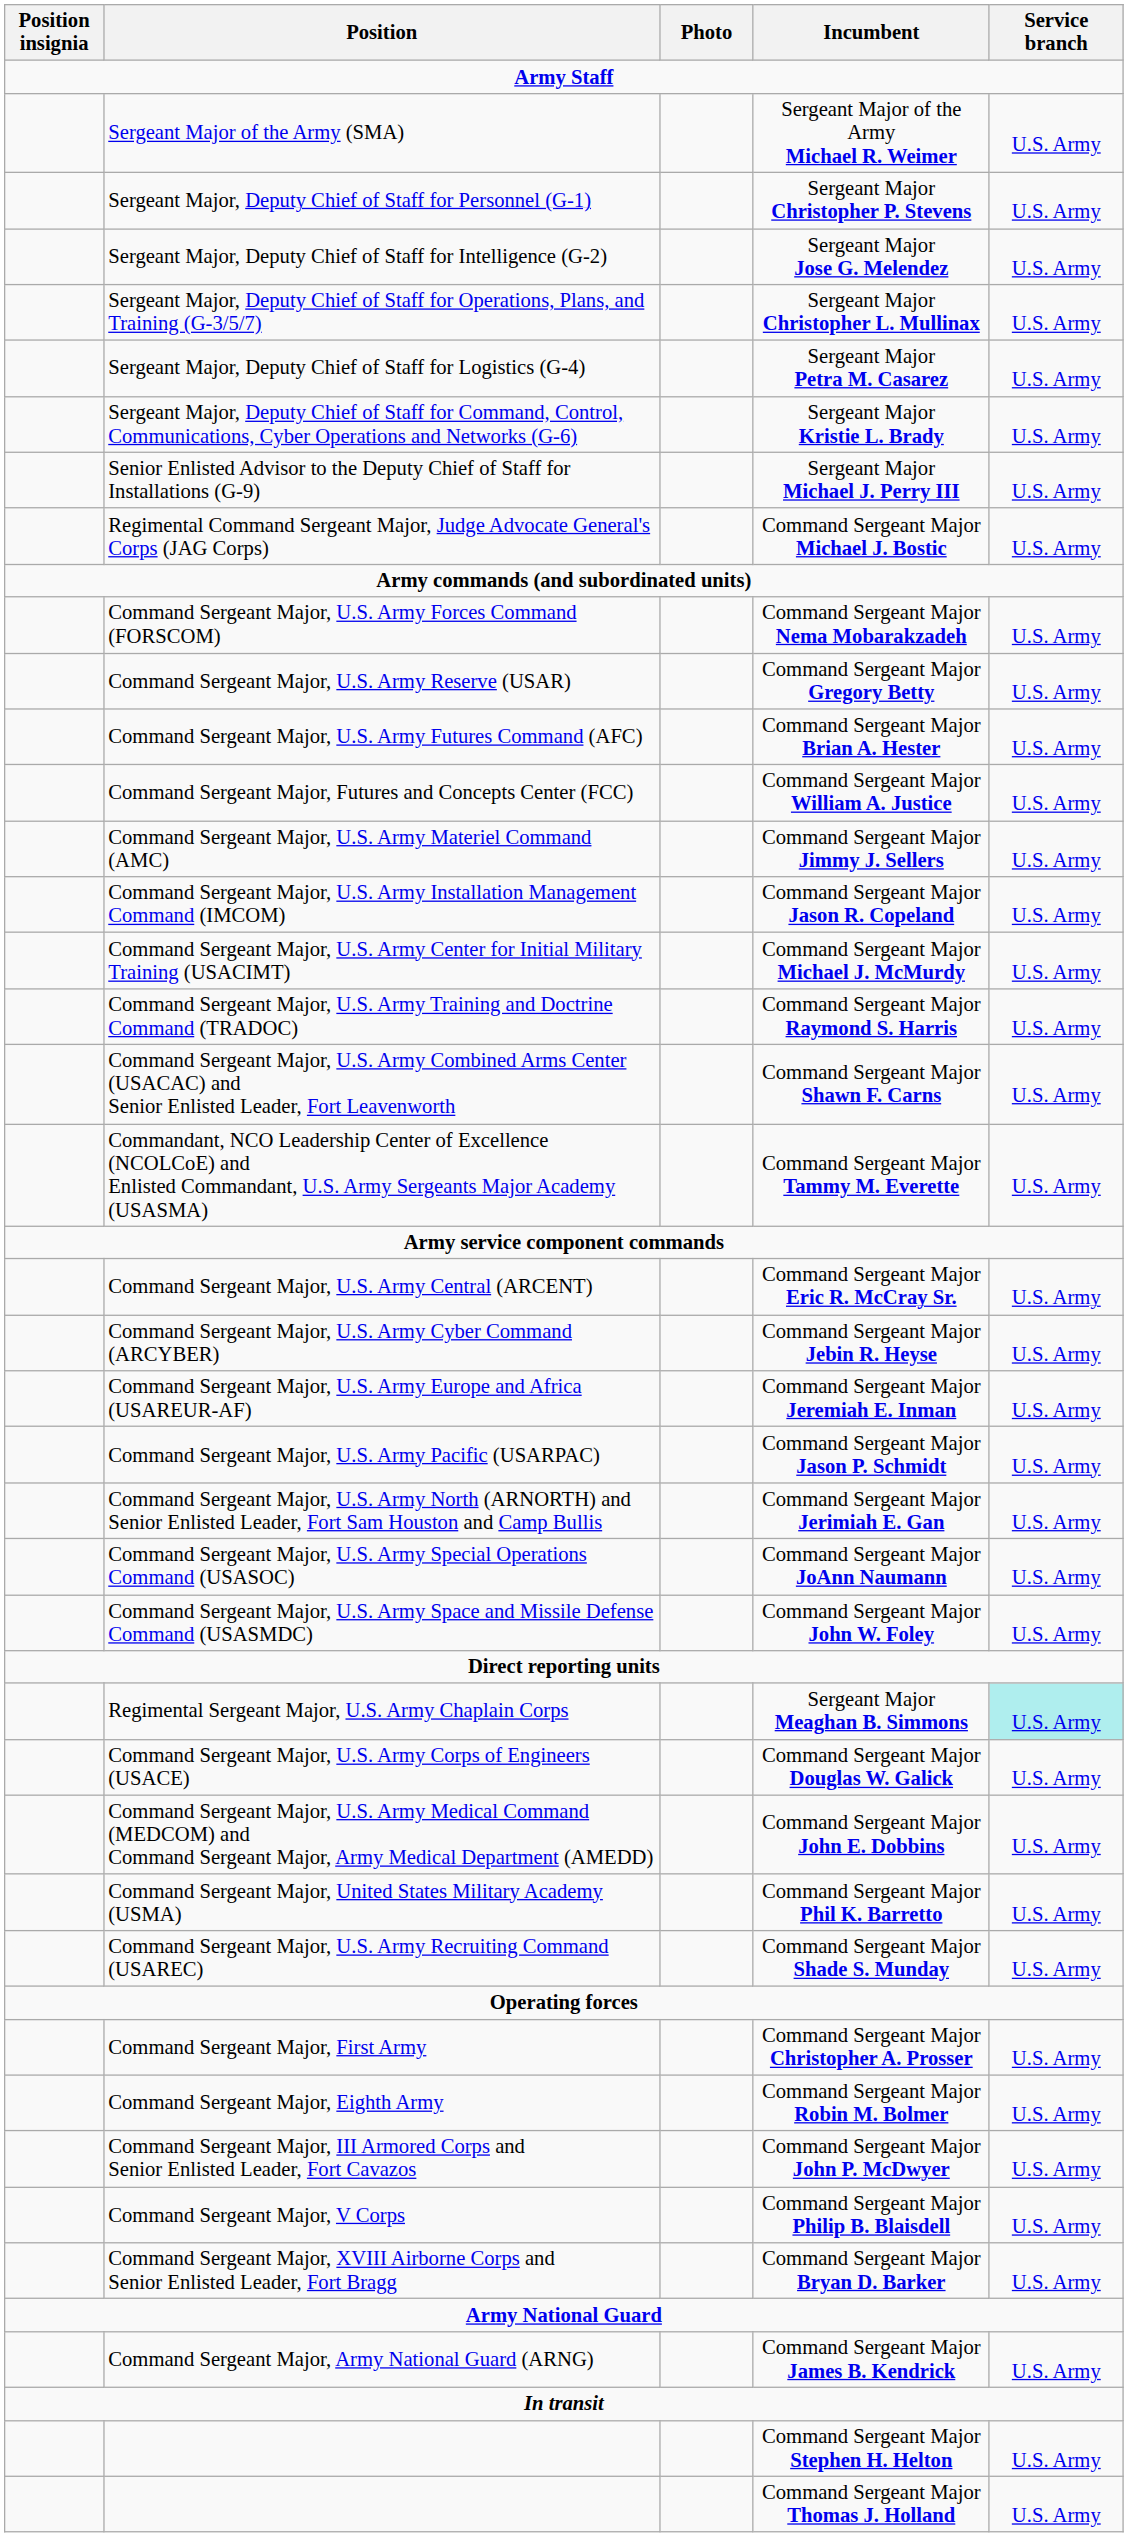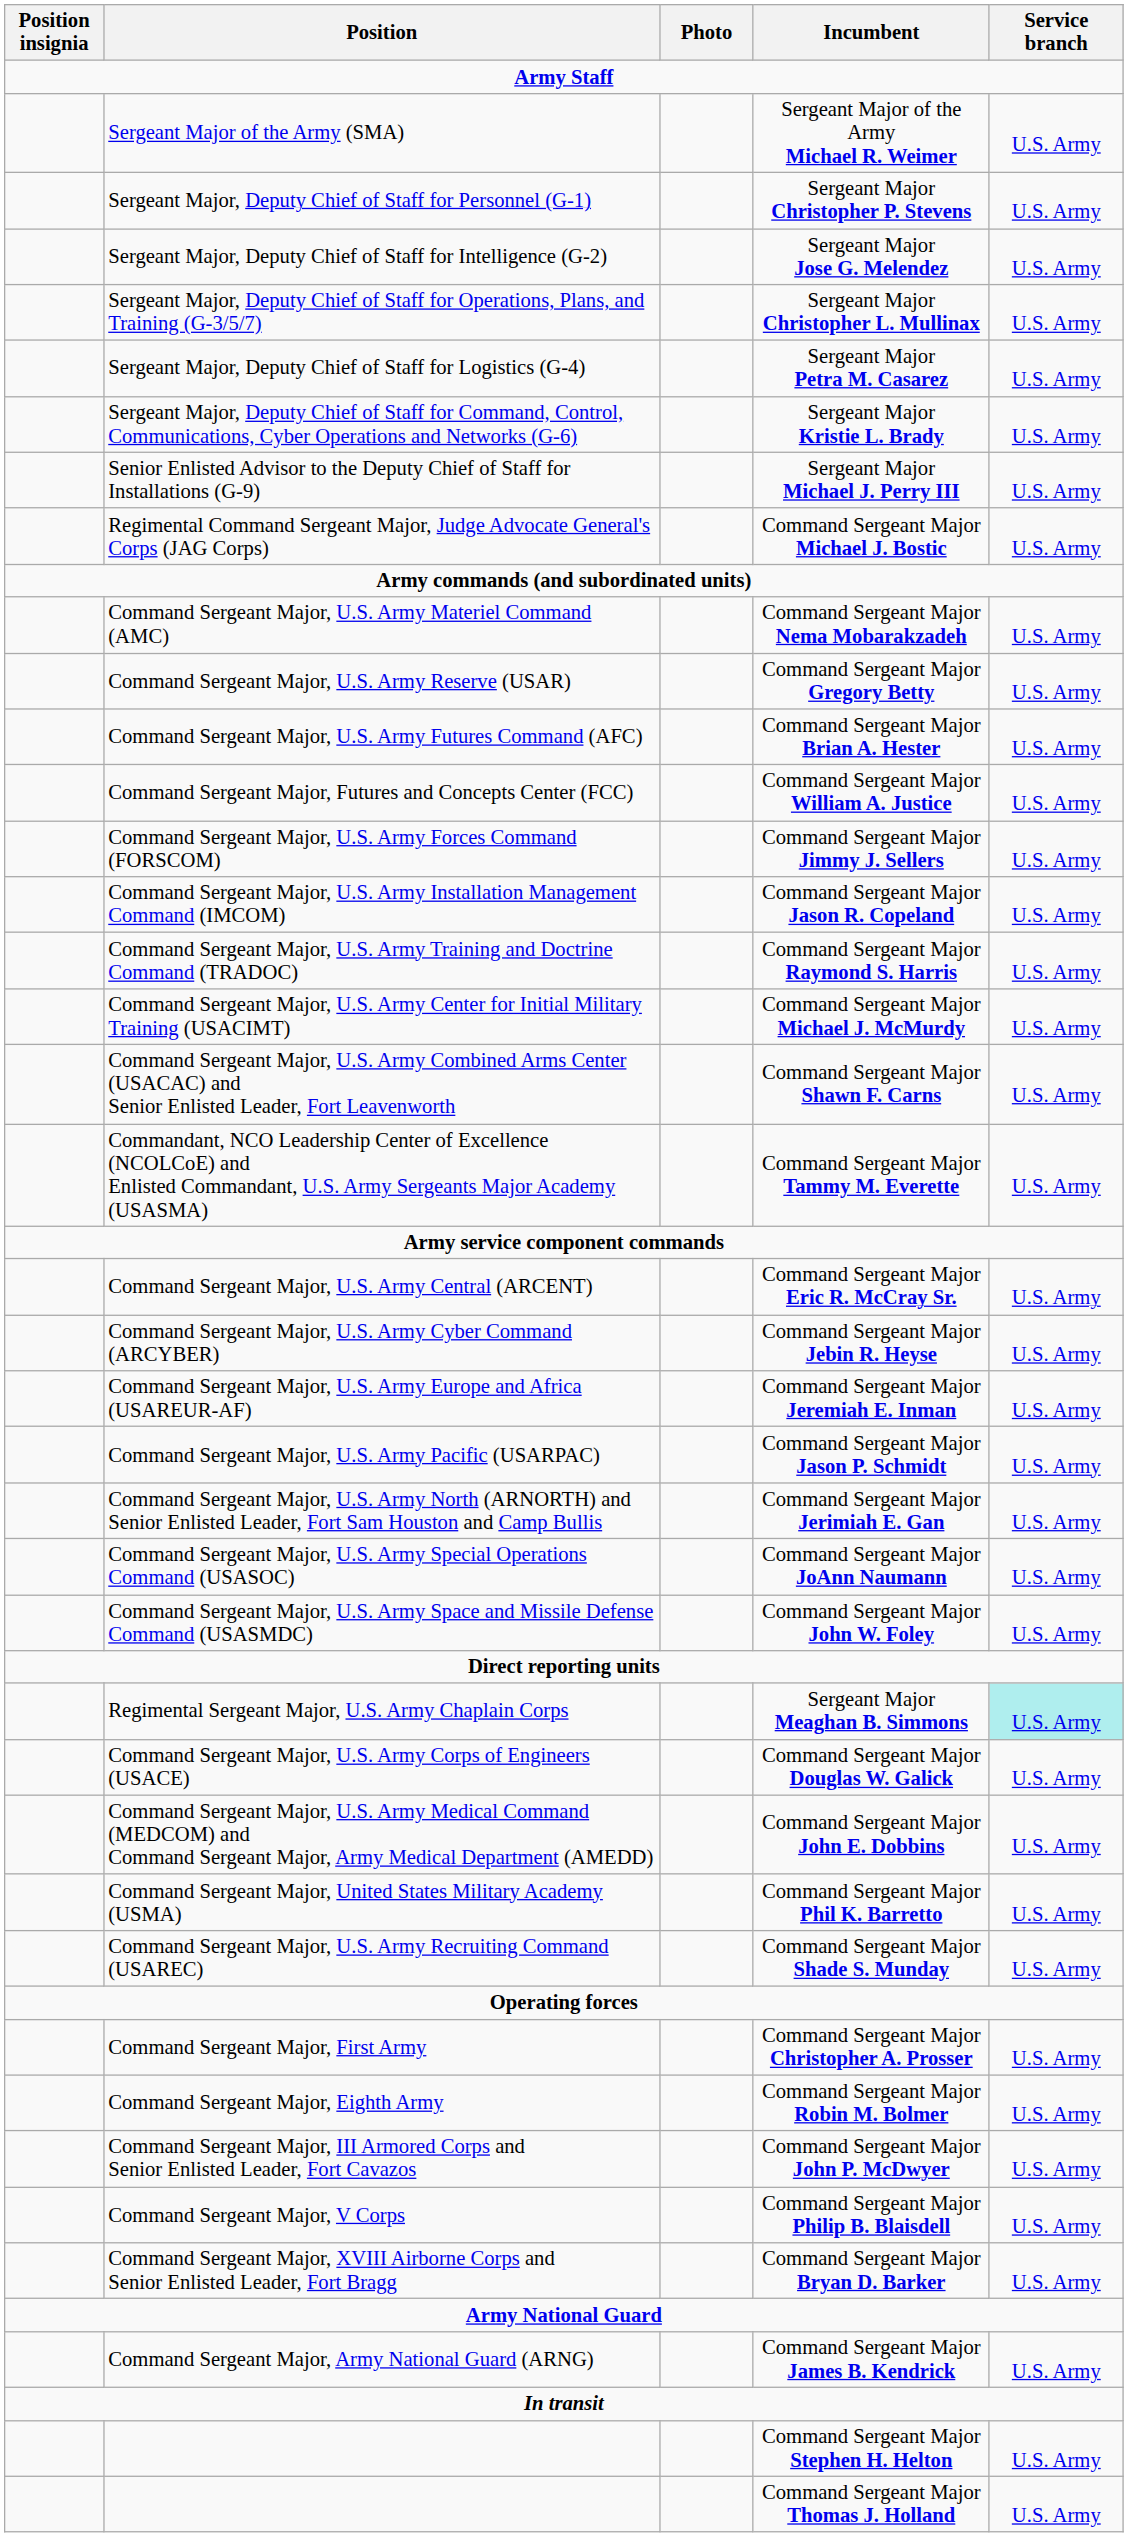(342, 624) Command Sergeant Major, U.S. Army Forces Command (FORSCOM) -> (350, 624) Command Sergeant Major, U.S. Army Materiel Command (AMC)
(350, 848) Command Sergeant Major, U.S. Army Materiel Command (AMC) -> (342, 848) Command Sergeant Major, U.S. Army Forces Command (FORSCOM)
rows swapped: (871, 1016) <-> (871, 960)
